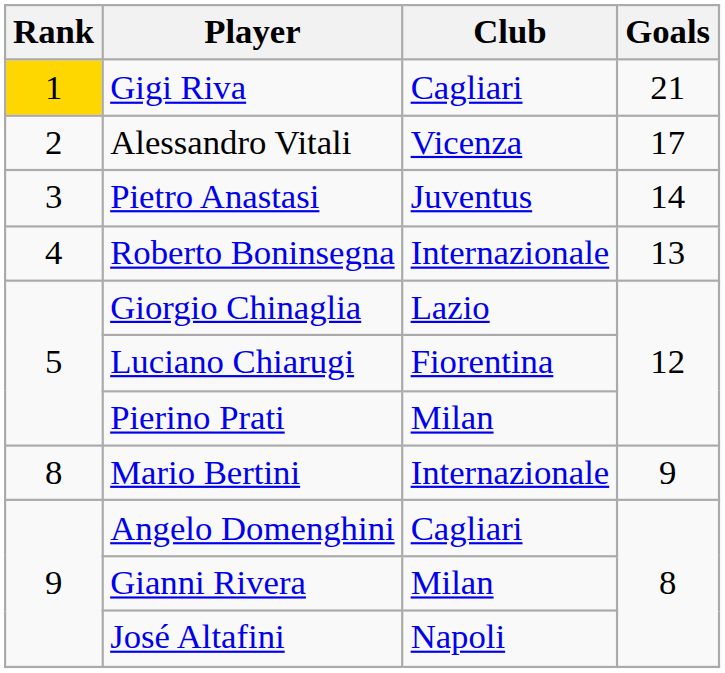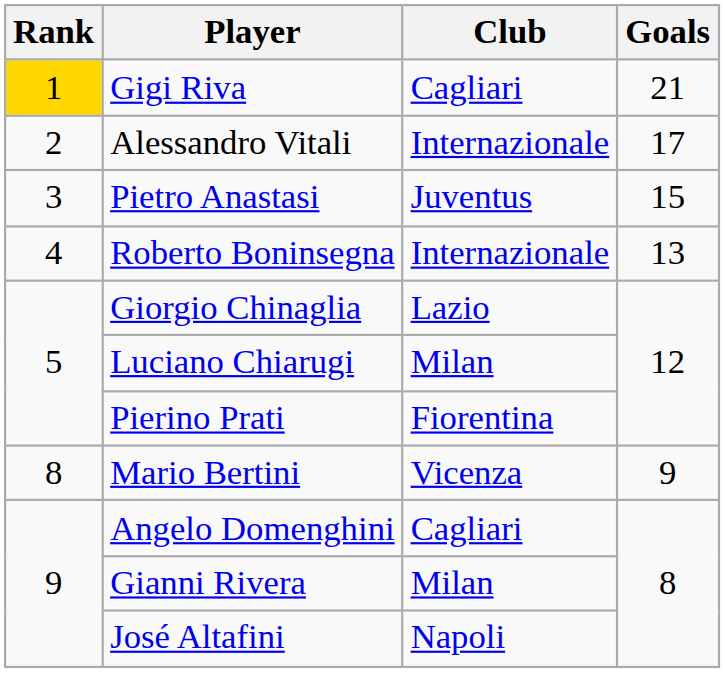(466, 142) Vicenza -> (510, 142) Internazionale
(668, 197) 14 -> (668, 197) 15
(482, 362) Fiorentina -> (452, 362) Milan
(452, 417) Milan -> (482, 417) Fiorentina
(510, 472) Internazionale -> (466, 472) Vicenza
